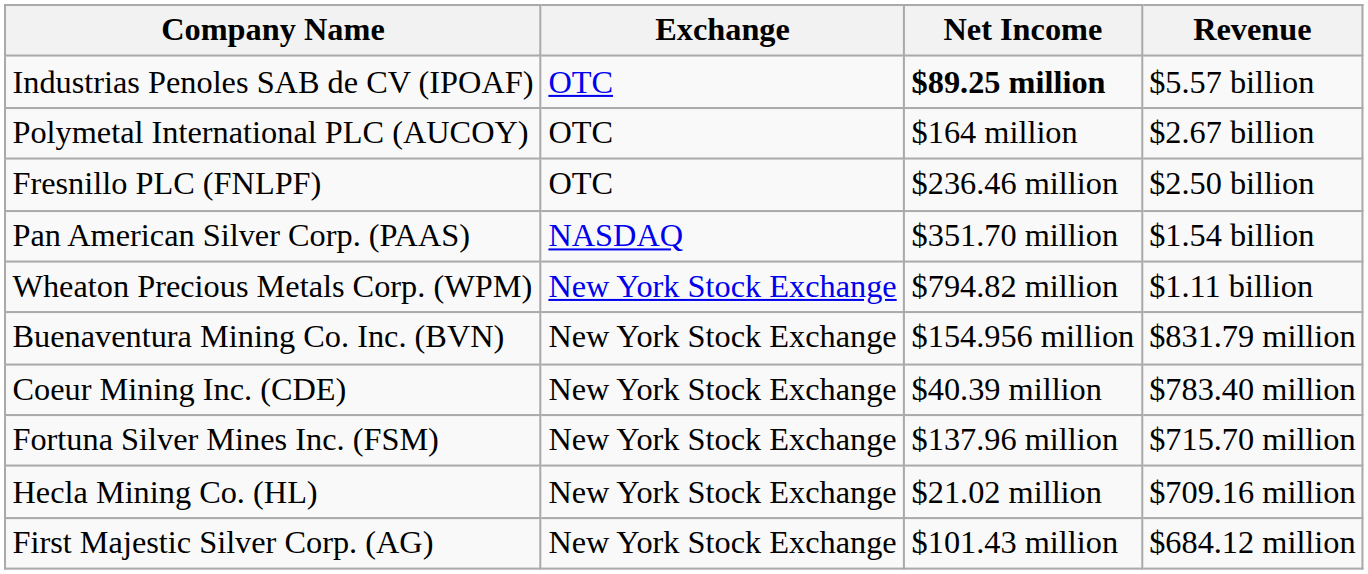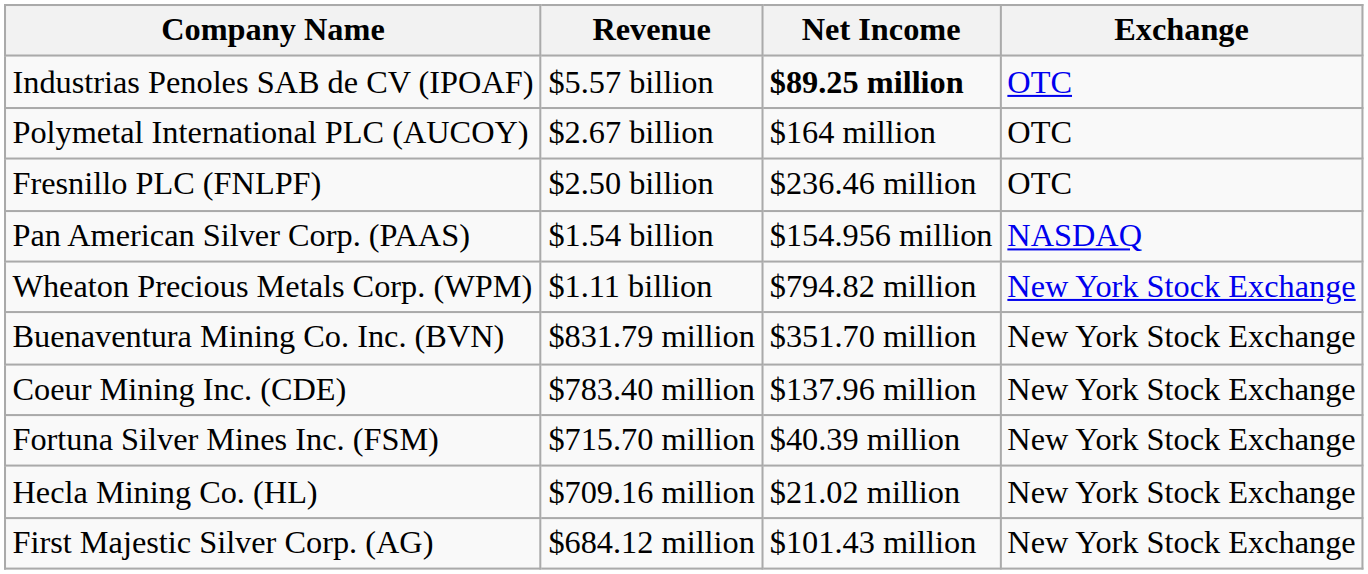columns swapped: (1252, 30) <-> (723, 30)
(1015, 235) $351.70 million -> (881, 235) $154.956 million
(1023, 337) $154.956 million -> (873, 337) $351.70 million
(1007, 388) $40.39 million -> (873, 388) $137.96 million
(1015, 440) $137.96 million -> (865, 440) $40.39 million
